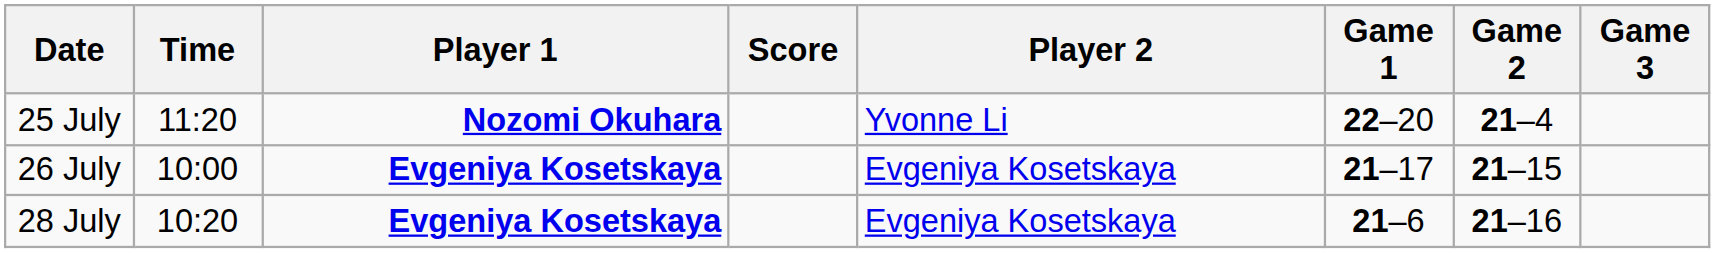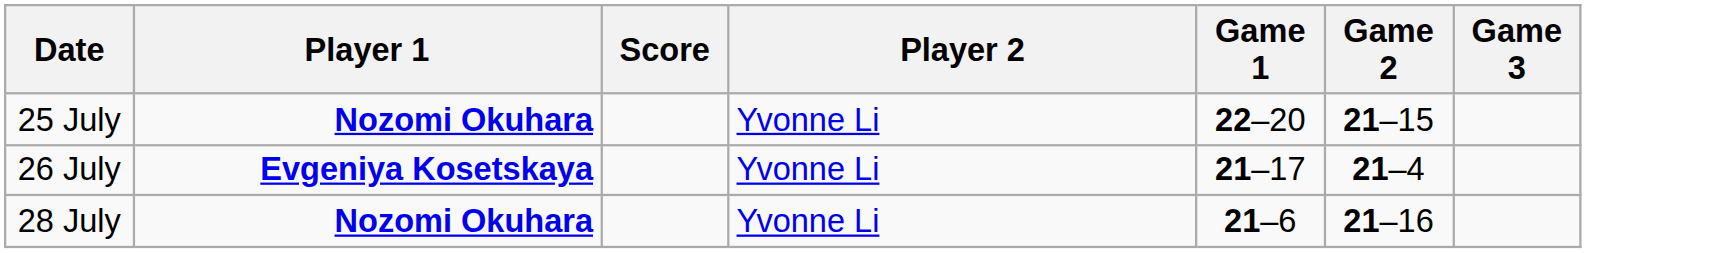- column: (197, 49)
(1517, 119) 21–4 -> (1389, 119) 21–15
(1020, 170) Evgeniya Kosetskaya -> (808, 170) Yvonne Li
(1517, 170) 21–15 -> (1389, 170) 21–4
(555, 222) Evgeniya Kosetskaya -> (464, 222) Nozomi Okuhara
(1020, 222) Evgeniya Kosetskaya -> (808, 222) Yvonne Li
